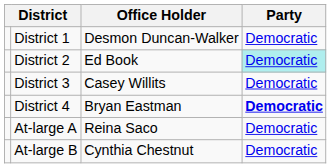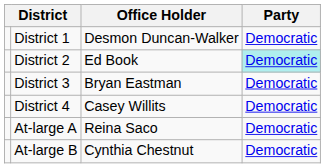(125, 83) Casey Willits -> (133, 83) Bryan Eastman
(133, 106) Bryan Eastman -> (125, 106) Casey Willits
(284, 106) bold -> (281, 106) normal
